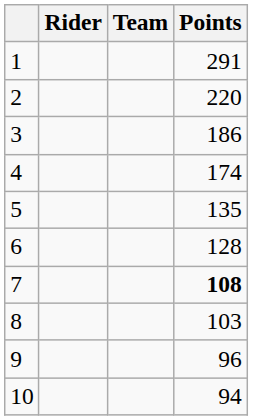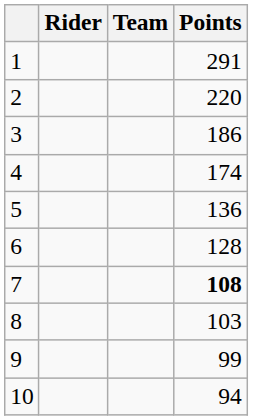(224, 209) 135 -> (224, 209) 136
(230, 358) 96 -> (230, 358) 99
